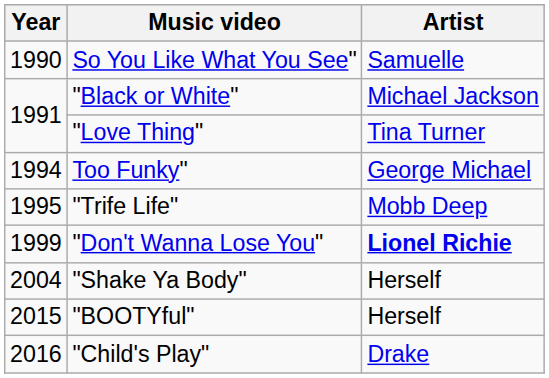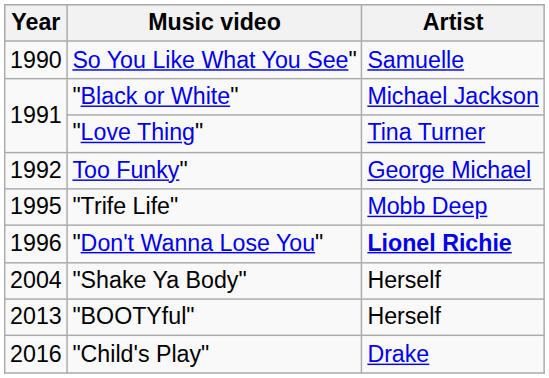(36, 170) 1994 -> (36, 170) 1992
(36, 243) 1999 -> (36, 243) 1996
(36, 317) 2015 -> (36, 317) 2013
